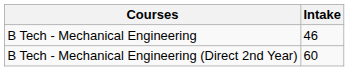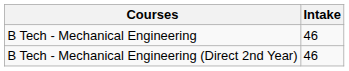(311, 55) 60 -> (311, 55) 46
